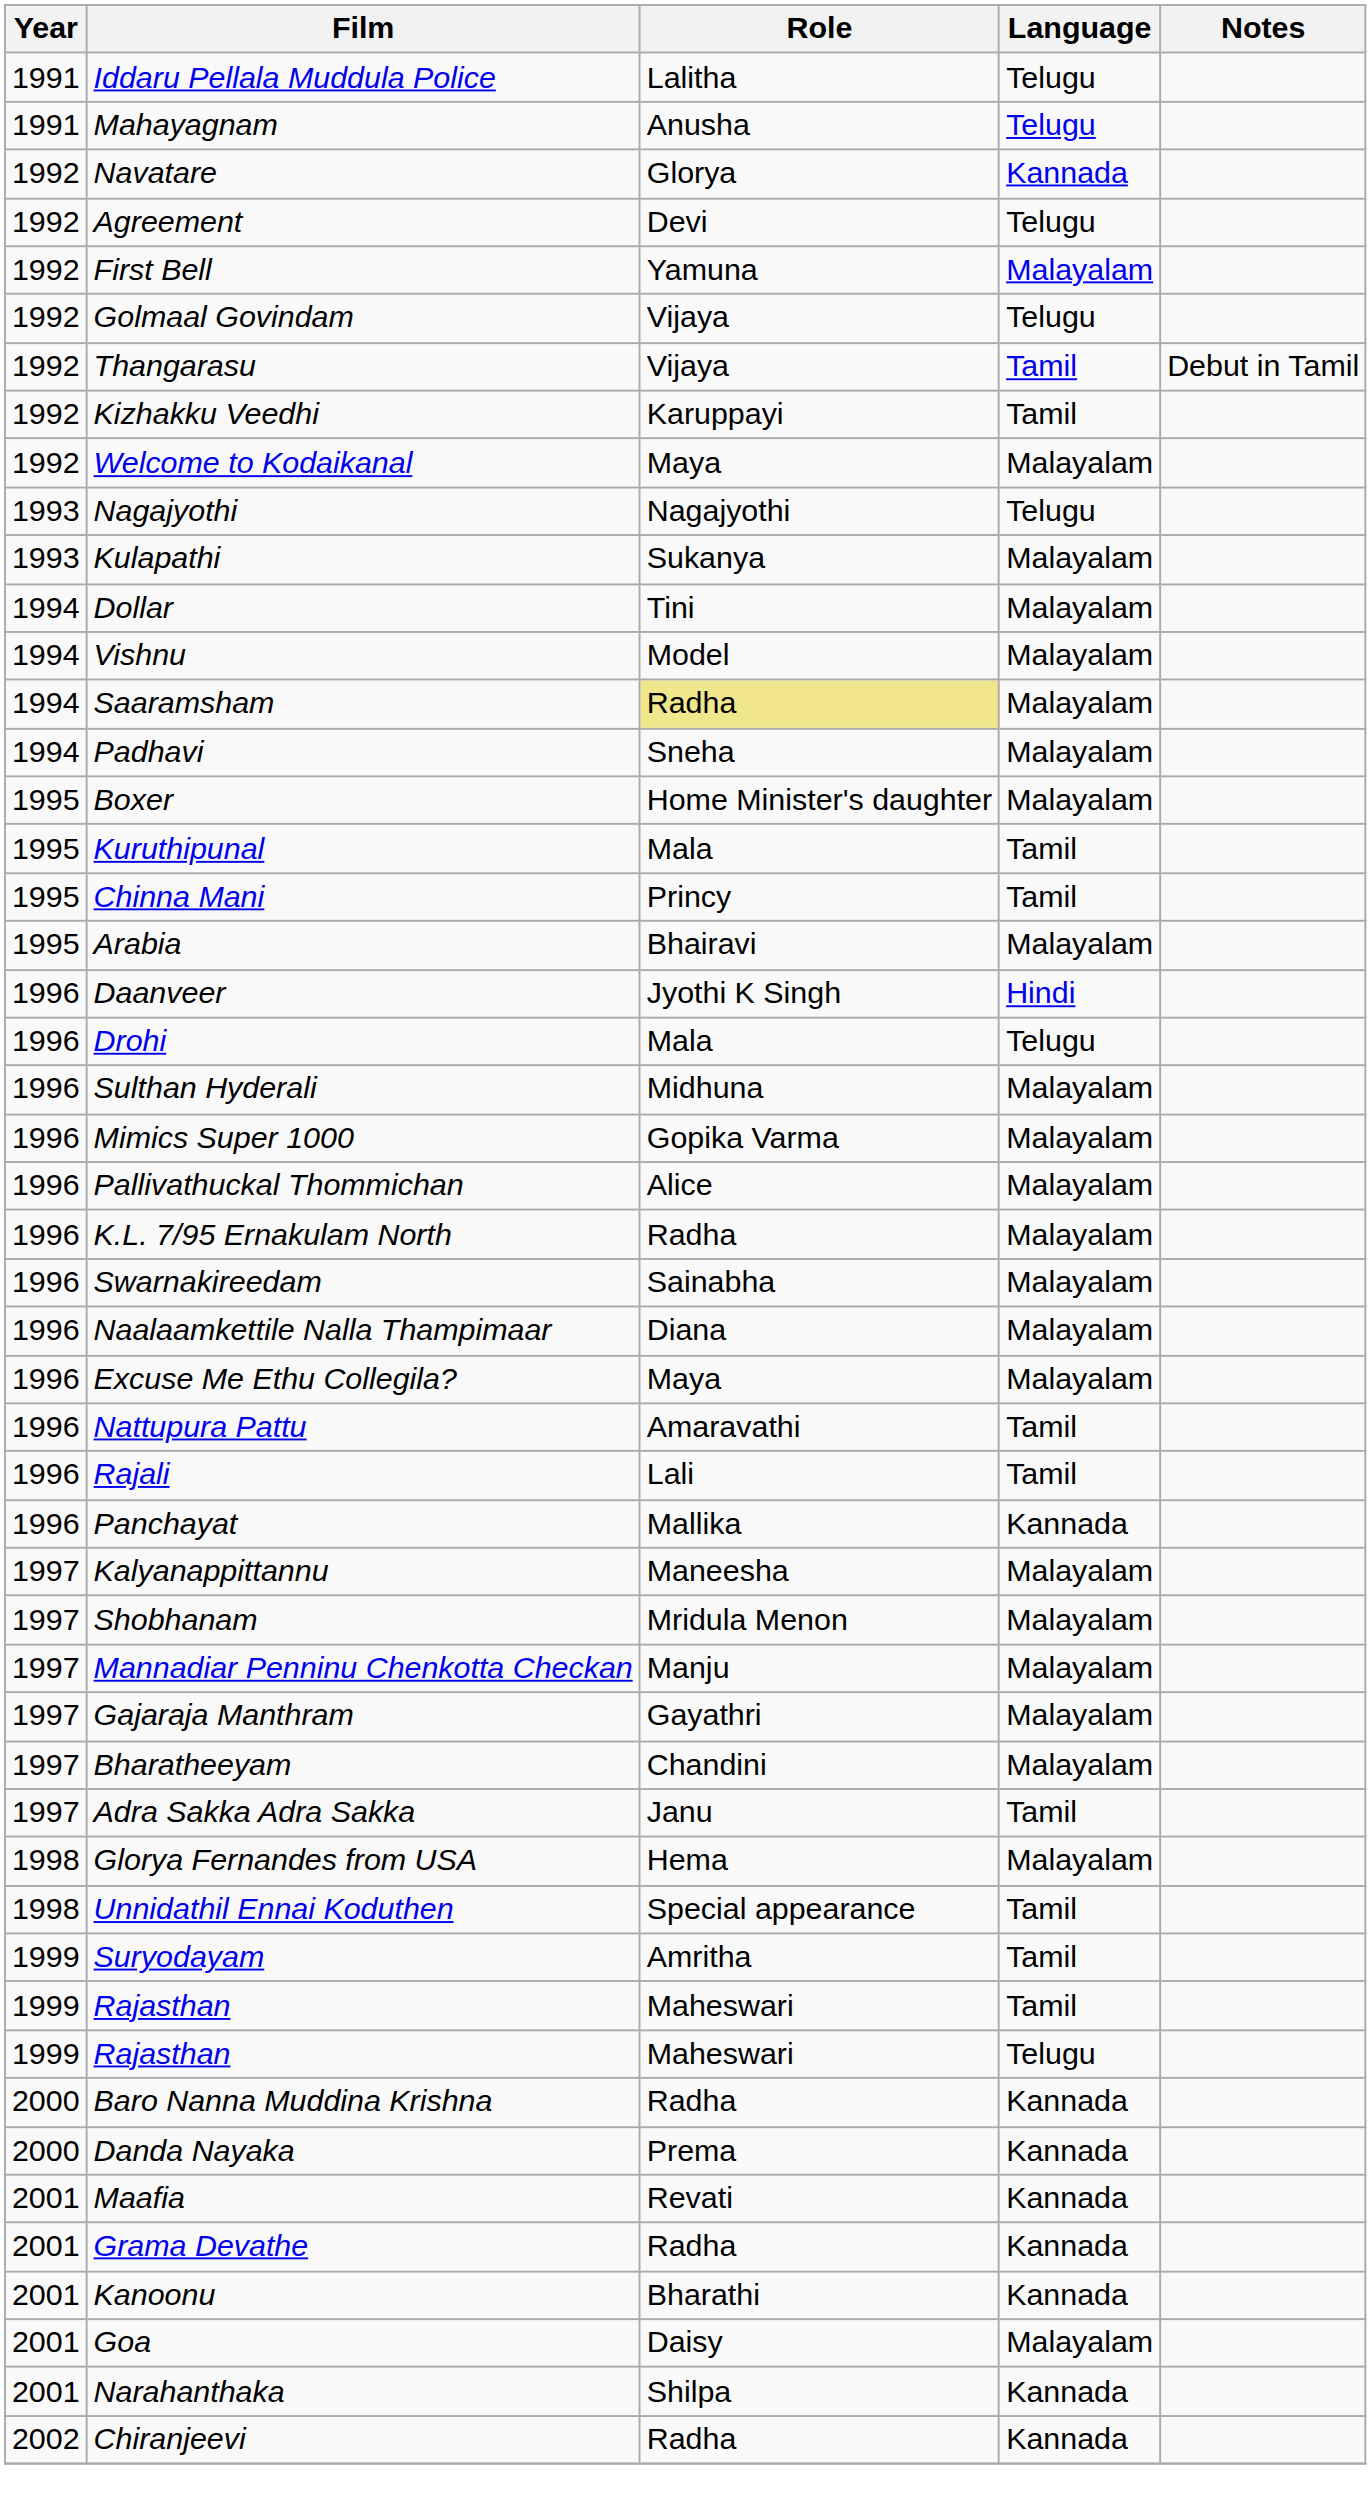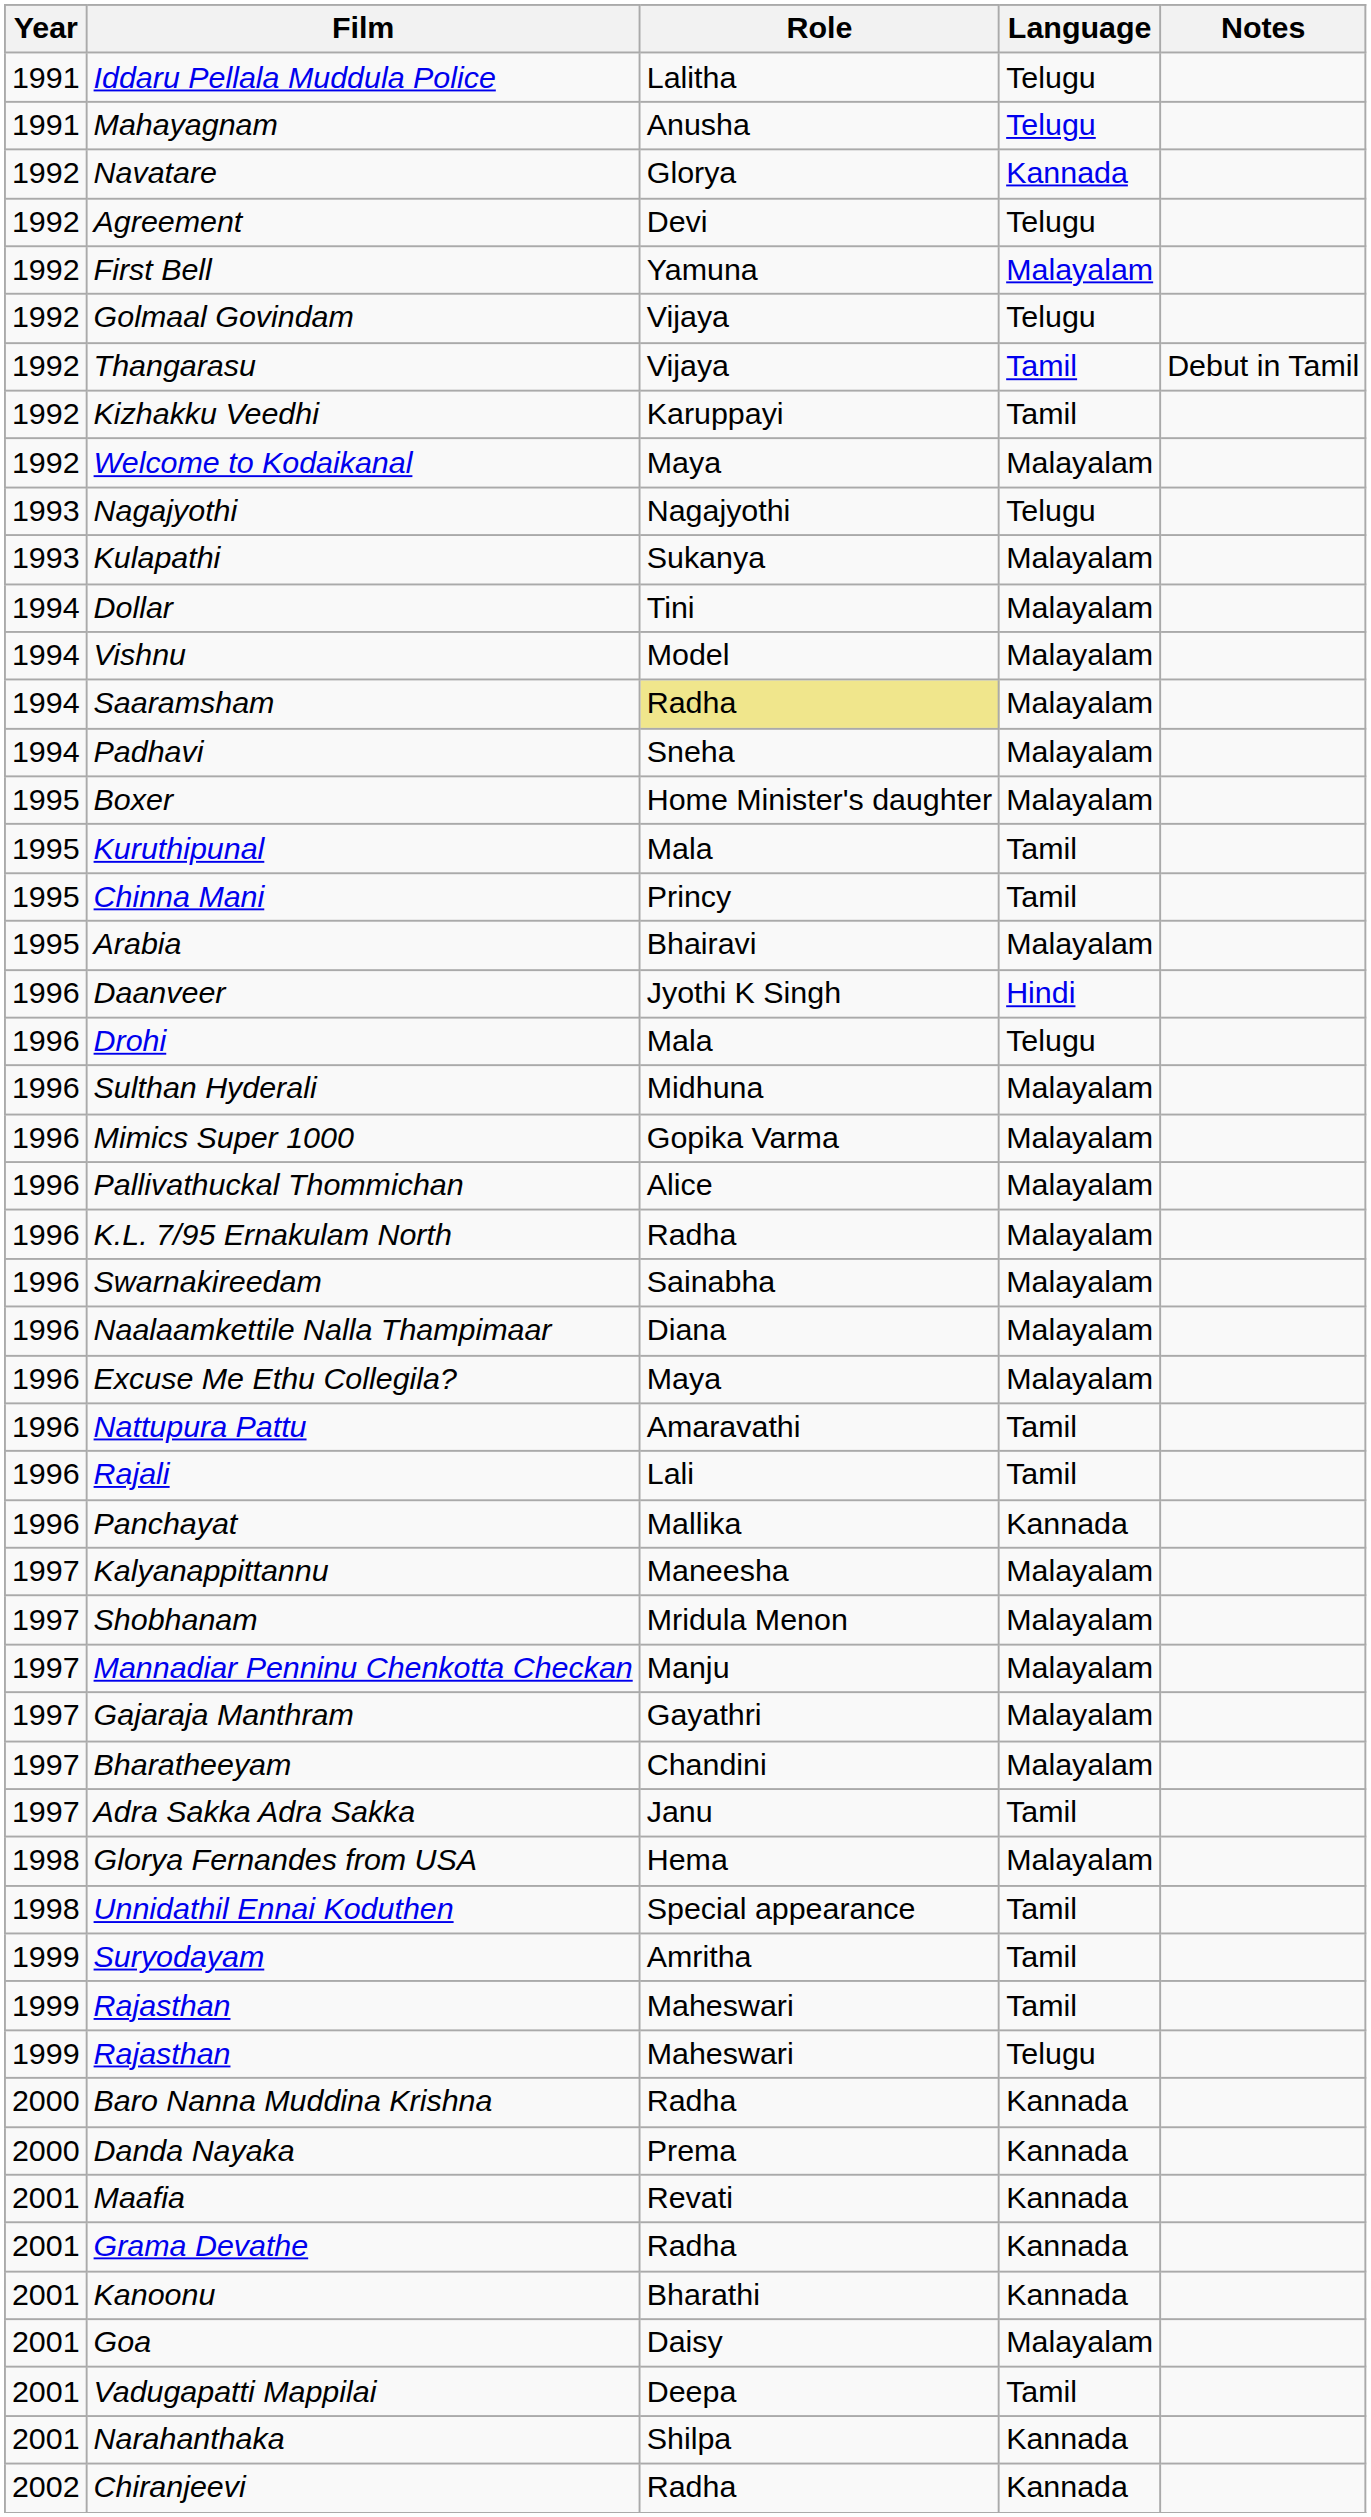+ row: (235, 2391)
